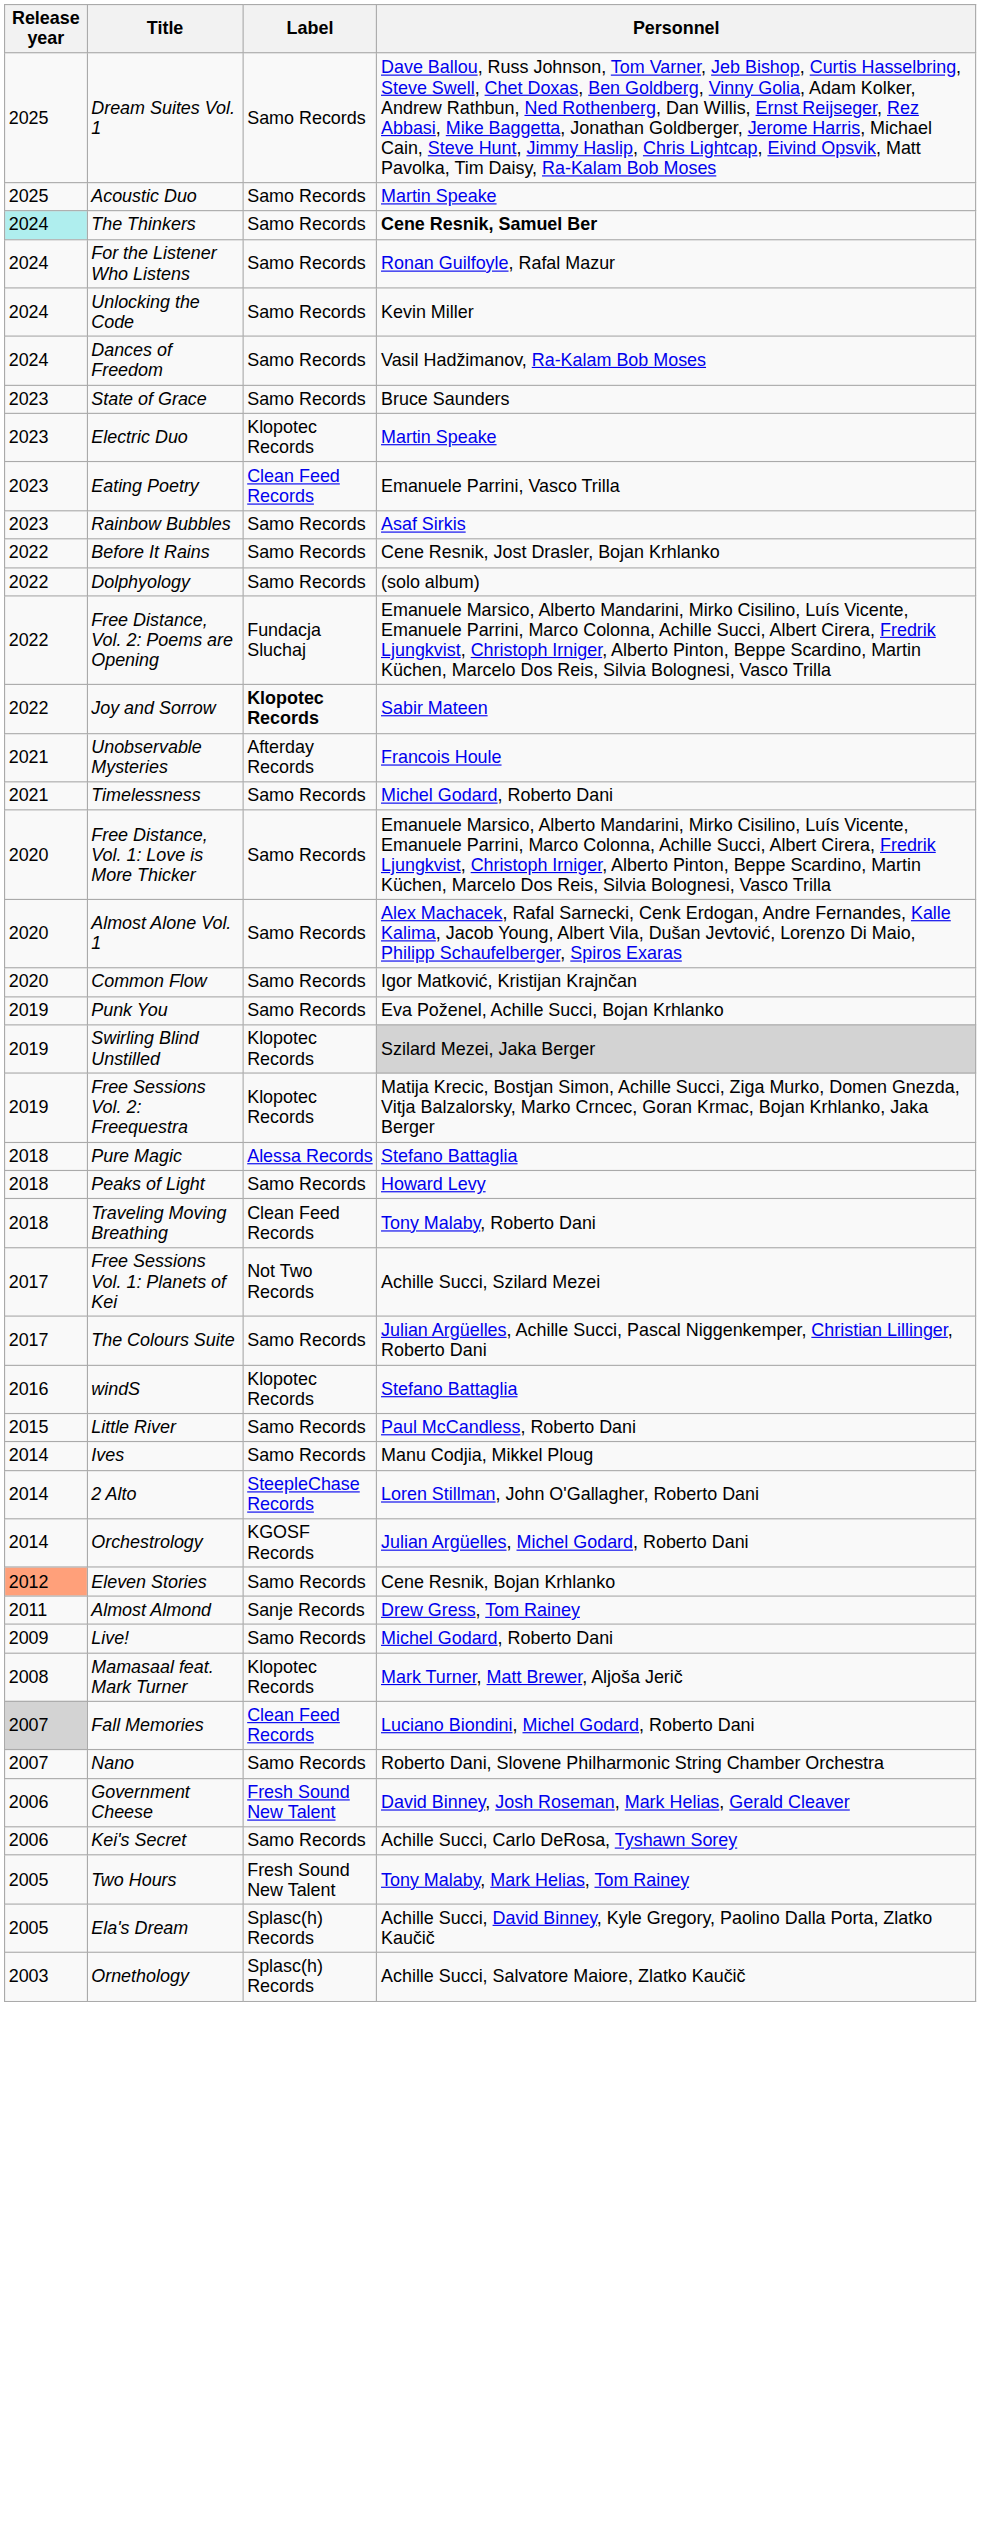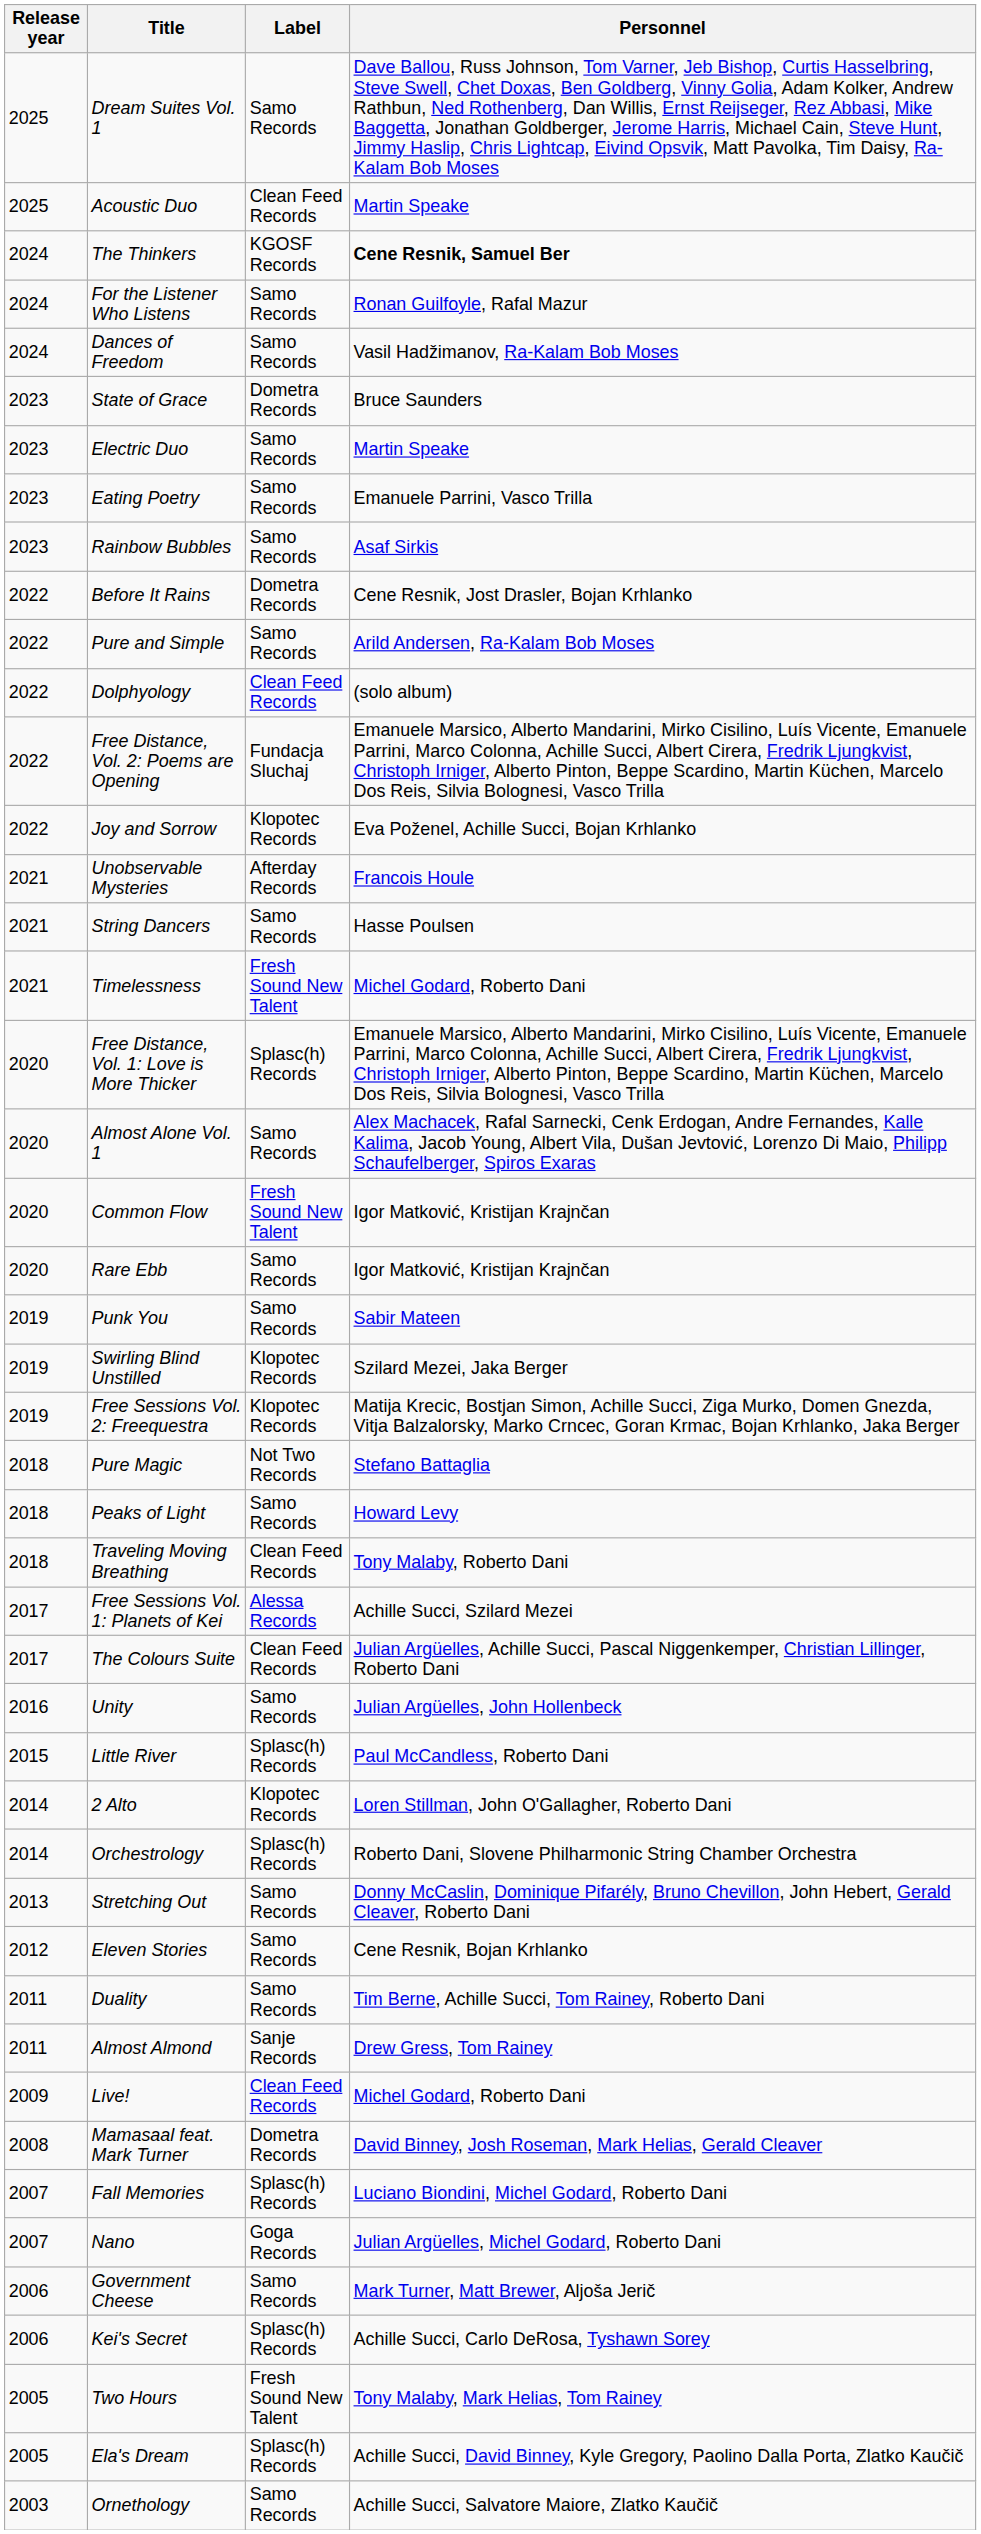(306, 196) Samo Records -> (296, 206) Clean Feed Records
(29, 224) paleturquoise background -> (29, 255) no background
(306, 224) Samo Records -> (283, 255) KGOSF Records
- row: (146, 312)
(306, 399) Samo Records -> (284, 400) Dometra Records
(282, 437) Klopotec Records -> (283, 449) Samo Records
(294, 486) Clean Feed Records -> (283, 498) Samo Records
(306, 553) Samo Records -> (284, 595) Dometra Records
+ row: (158, 643)
(306, 581) Samo Records -> (296, 692) Clean Feed Records
(286, 708) bold -> (285, 829) normal
(434, 708) Sabir Mateen -> (525, 829) Eva Poženel, Achille Succi, Bojan Krhlanko
+ row: (151, 927)
(306, 795) Samo Records -> (296, 985) Fresh Sound New Talent
(306, 854) Samo Records -> (288, 1064) Splasc(h) Records
(306, 982) Samo Records -> (296, 1212) Fresh Sound New Talent
+ row: (129, 1270)
(552, 1010) Eva Poženel, Achille Succi, Bojan Krhlanko -> (407, 1319) Sabir Mateen
(488, 1048) lightgrey background -> (461, 1367) no background
(310, 1156) Alessa Records -> (283, 1465) Not Two Records
(281, 1281) Not Two Records -> (283, 1610) Alessa Records
(306, 1340) Samo Records -> (296, 1659) Clean Feed Records
- row: (116, 1389)
+ row: (112, 1707)
(306, 1427) Samo Records -> (288, 1756) Splasc(h) Records
- row: (108, 1455)
(303, 1494) SteepleChase Records -> (285, 1805) Klopotec Records
(281, 1543) KGOSF Records -> (288, 1853) Splasc(h) Records
(565, 1543) Julian Argüelles, Michel Godard, Roberto Dani -> (605, 1853) Roberto Dani, Slovene Philharmonic String Chamber Orchestra
+ row: (149, 1902)
(29, 1581) lightsalmon background -> (29, 1950) no background
+ row: (119, 1999)
(306, 1638) Samo Records -> (296, 2096) Clean Feed Records
(282, 1676) Klopotec Records -> (284, 2145) Dometra Records
(532, 1676) Mark Turner, Matt Brewer, Aljoša Jerič -> (588, 2145) David Binney, Josh Roseman, Mark Helias, Gerald Cleaver
(29, 1725) lightgrey background -> (29, 2193) no background
(294, 1725) Clean Feed Records -> (288, 2193) Splasc(h) Records
(306, 1763) Samo Records -> (283, 2242) Goga Records
(633, 1763) Roberto Dani, Slovene Philharmonic String Chamber Orchestra -> (537, 2242) Julian Argüelles, Michel Godard, Roberto Dani
(298, 1802) Fresh Sound New Talent -> (283, 2290) Samo Records
(615, 1802) David Binney, Josh Roseman, Mark Helias, Gerald Cleaver -> (504, 2290) Mark Turner, Matt Brewer, Aljoša Jerič
(306, 1840) Samo Records -> (288, 2339) Splasc(h) Records
(285, 1976) Splasc(h) Records -> (283, 2505) Samo Records
